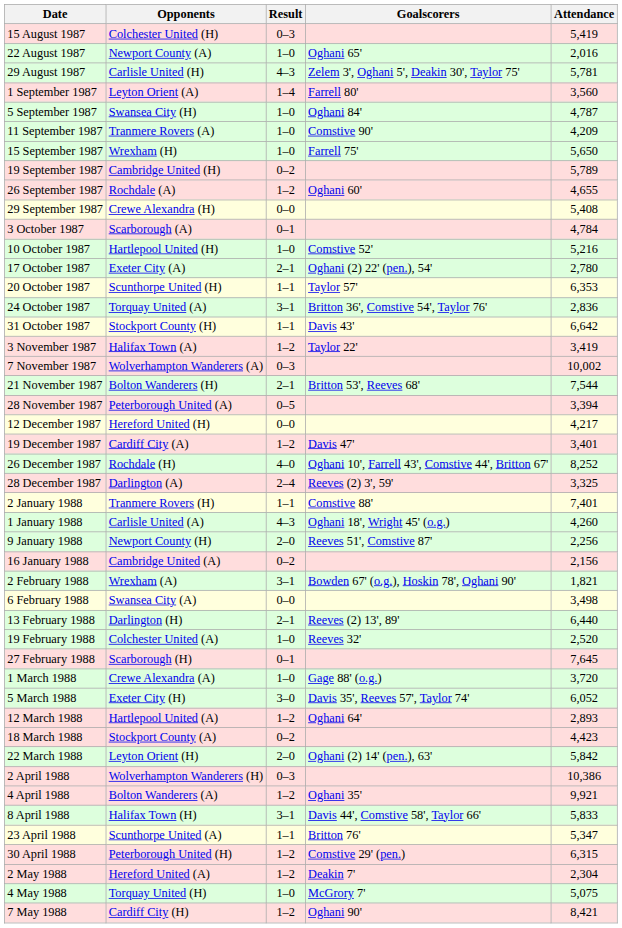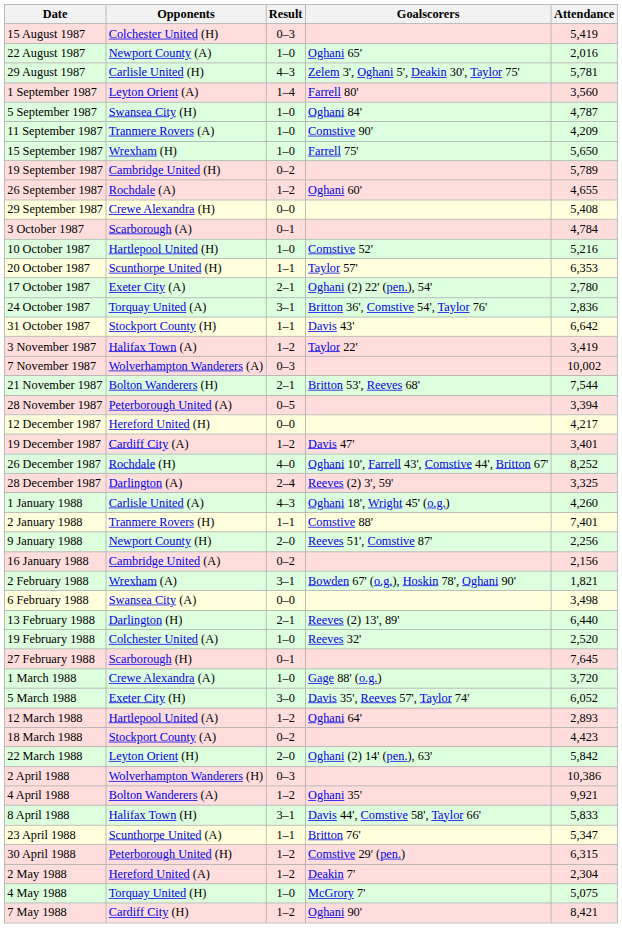rows swapped: (49, 268) <-> (49, 287)
rows swapped: (45, 522) <-> (45, 502)
